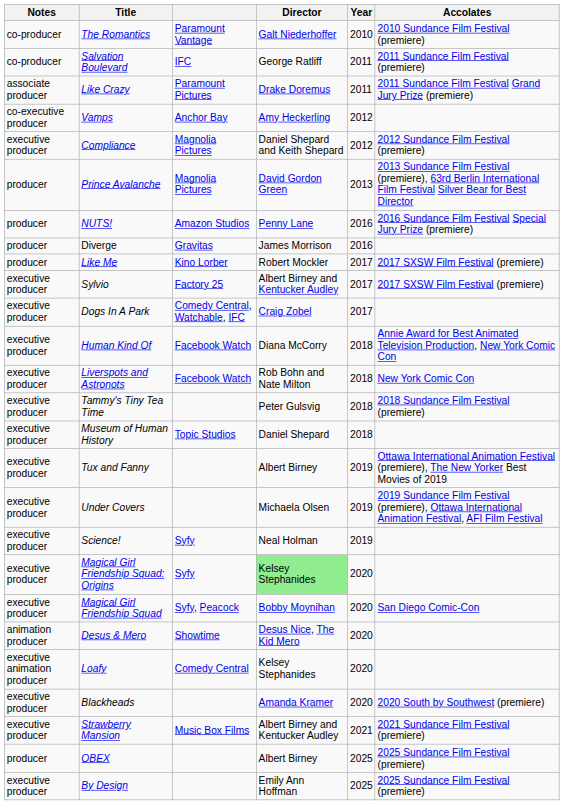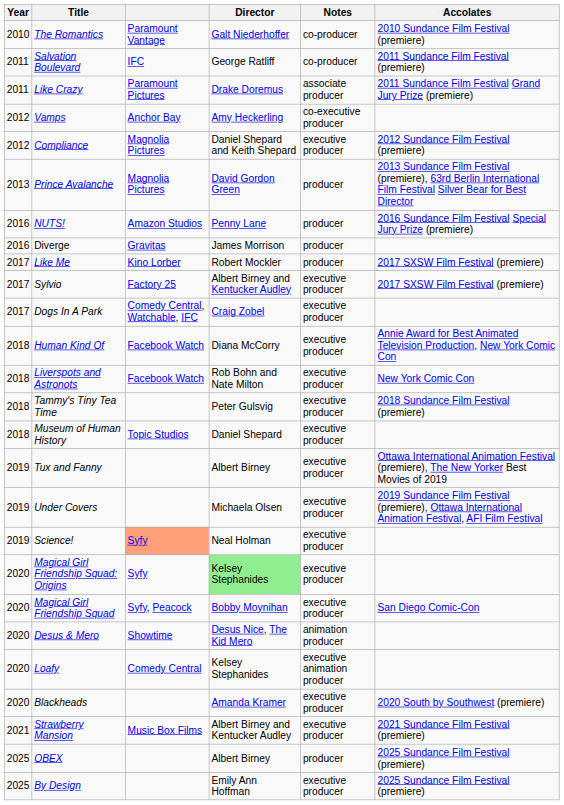columns swapped: (361, 12) <-> (42, 12)
(185, 541) no background -> (138, 541) lightsalmon background
